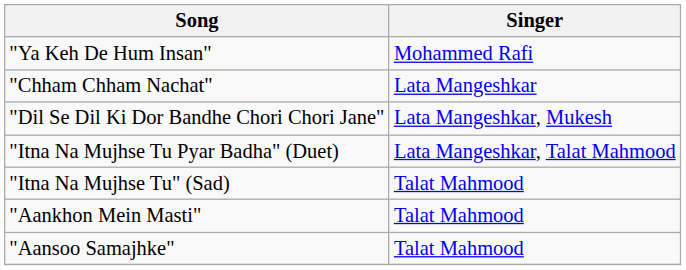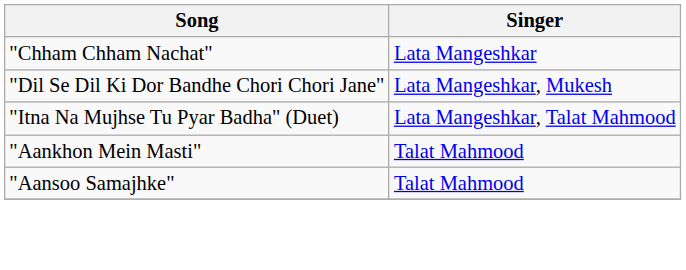- row: (111, 53)
- row: (120, 183)
